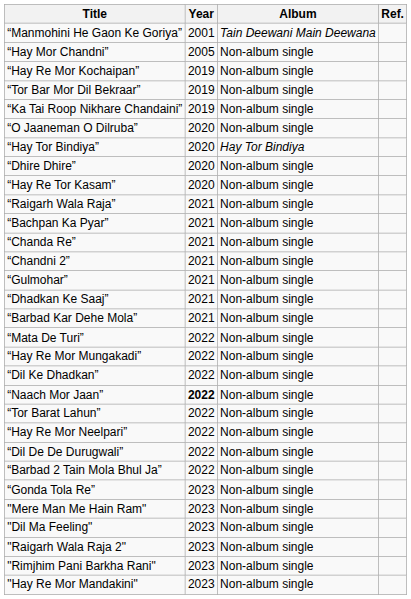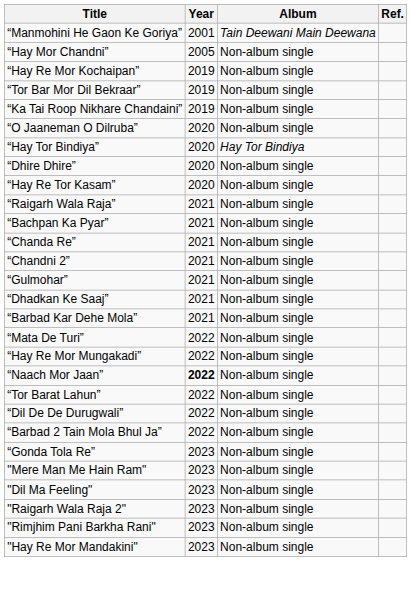- row: (53, 375)
- row: (67, 432)
